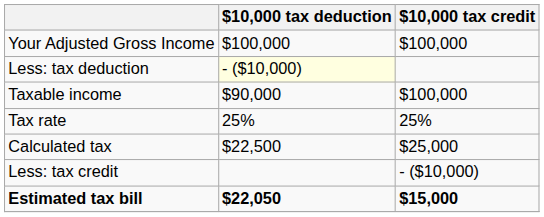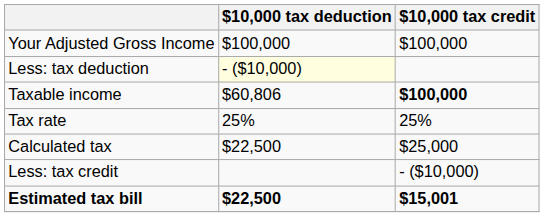(252, 95) $90,000 -> (252, 95) $60,806
(433, 95) normal -> (433, 95) bold
(252, 198) $22,050 -> (252, 198) $22,500
(429, 198) $15,000 -> (429, 198) $15,001
